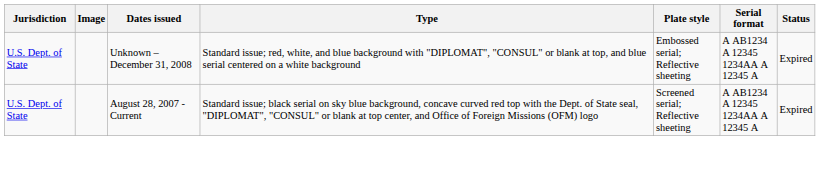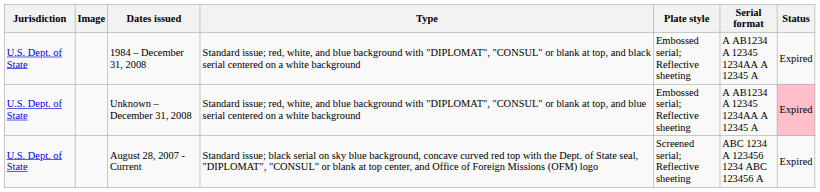+ row: (147, 58)
(796, 58) no background -> (796, 110) pink background
(745, 110) A AB1234 A 12345 1234AA A 12345 A -> (745, 161) ABC 1234 A 123456 1234 ABC 123456 A
